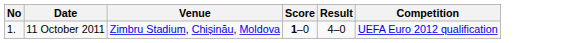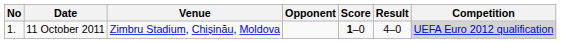+ column: (310, 12)
(428, 29) no background -> (484, 29) lightgrey background
